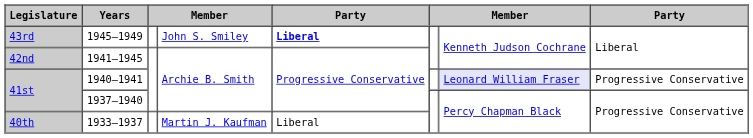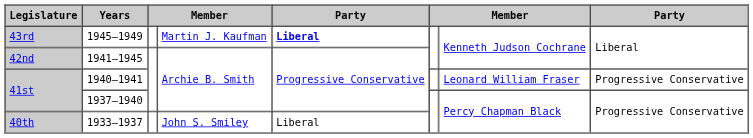(205, 37) John S. Smiley -> (214, 37) Martin J. Kaufman
(512, 79) lavender background -> (512, 79) no background
(214, 122) Martin J. Kaufman -> (205, 122) John S. Smiley
